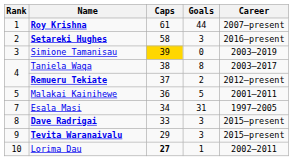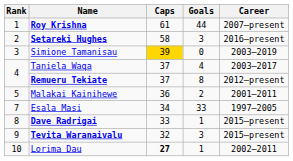(165, 66) 38 -> (165, 66) 37
(201, 66) 8 -> (201, 66) 4
(201, 80) 2 -> (201, 80) 8
(201, 94) 5 -> (201, 94) 2
(201, 108) 31 -> (201, 108) 33
(201, 121) 3 -> (201, 121) 1
(165, 135) 29 -> (165, 135) 32
